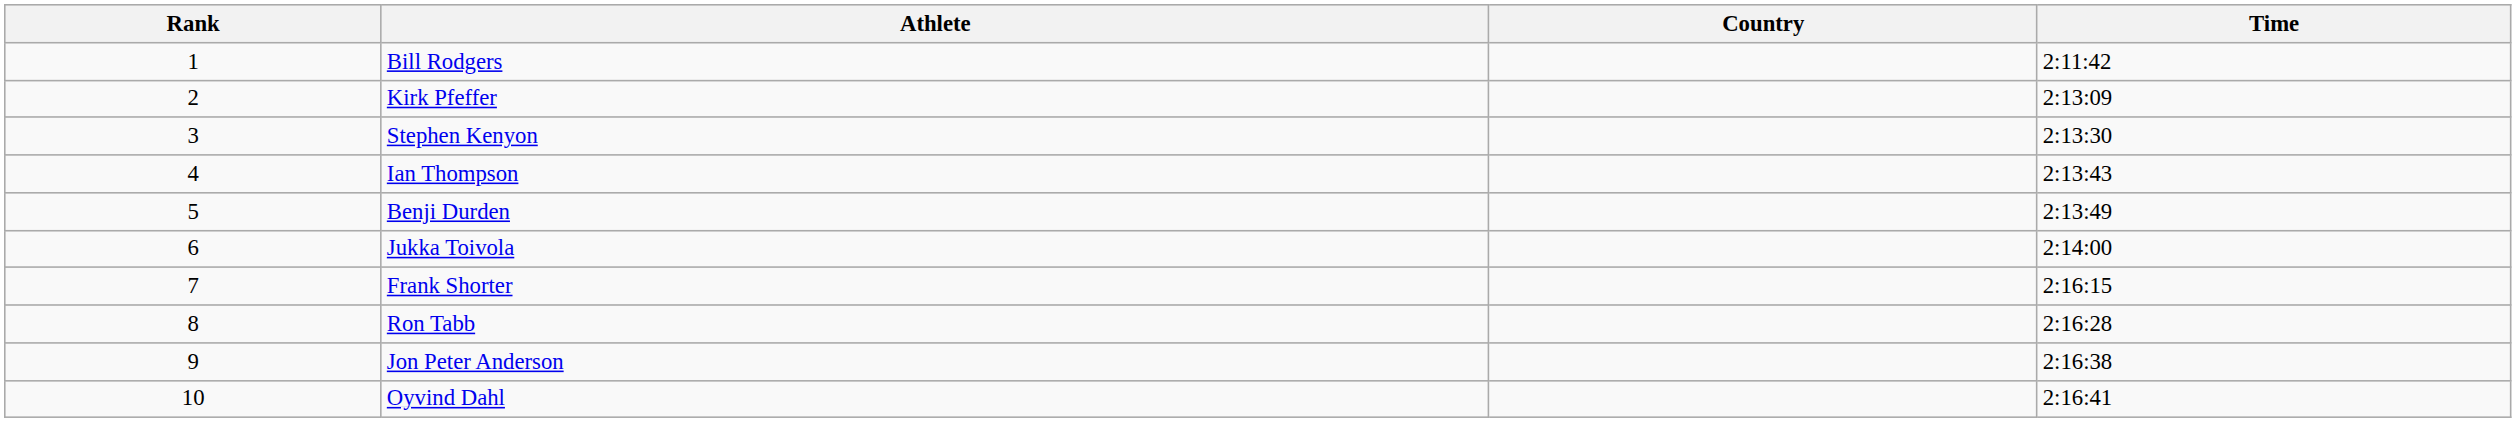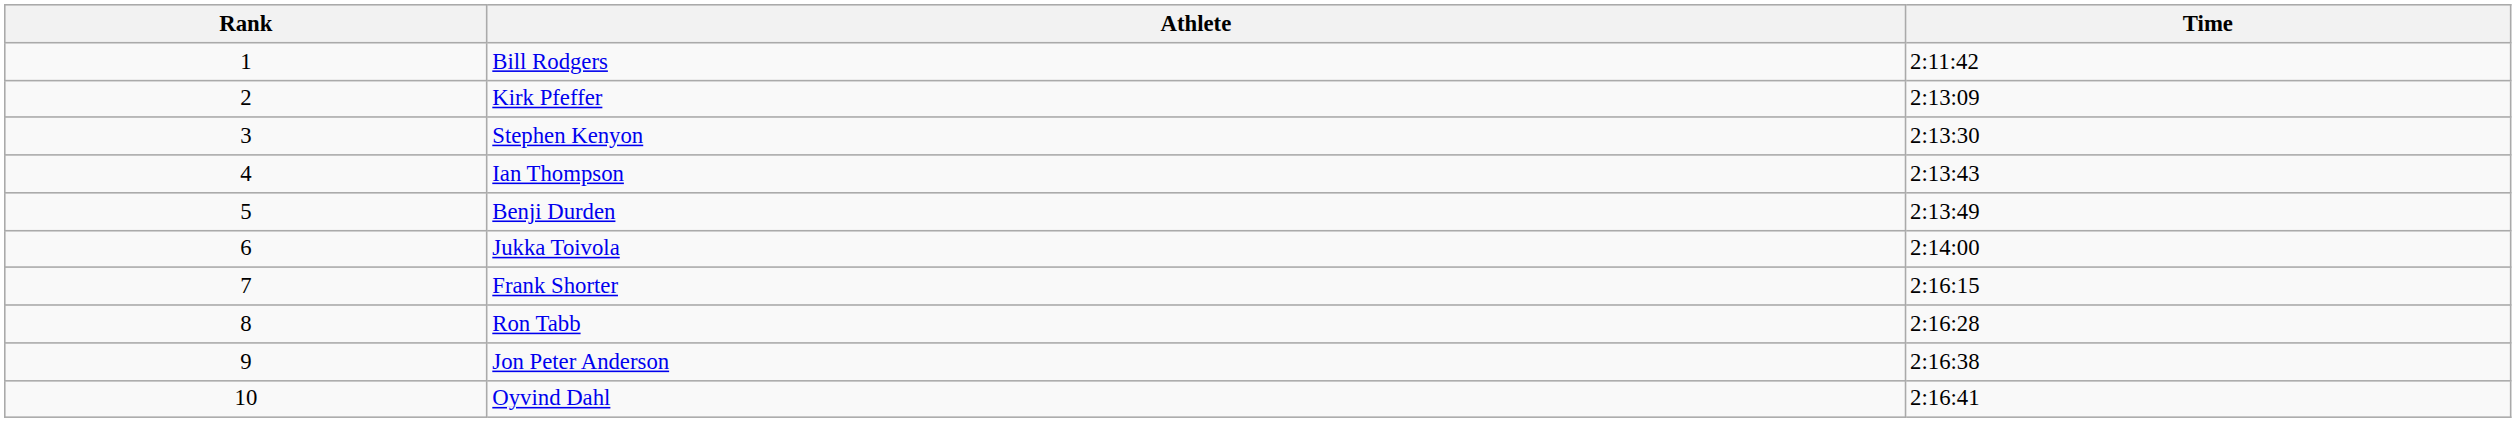- column: (1763, 23)
